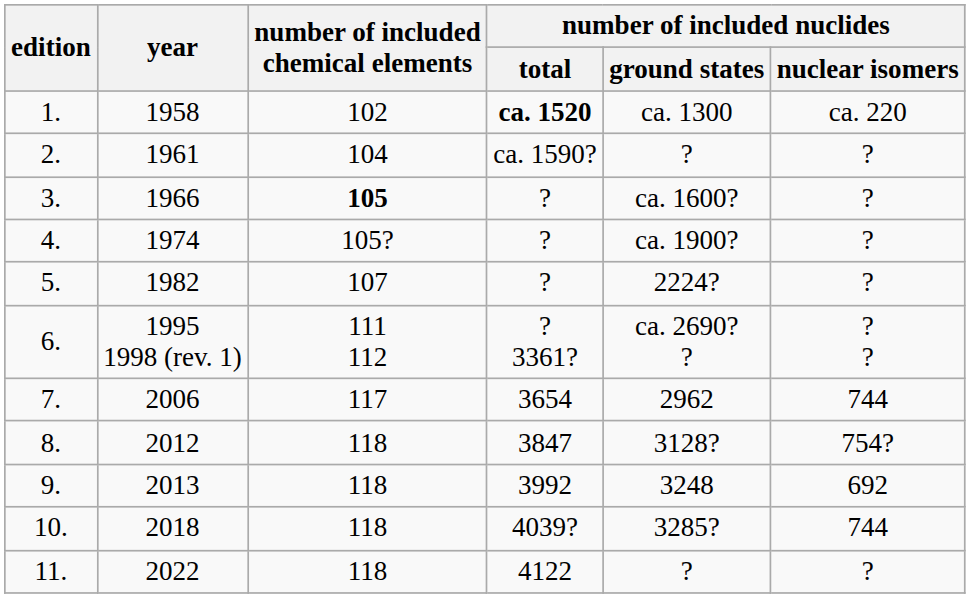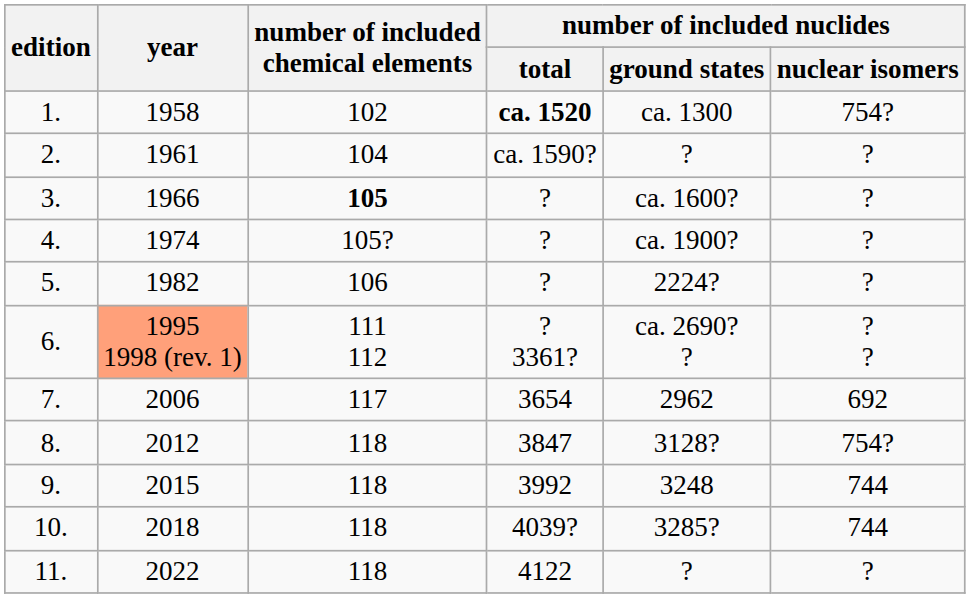(868, 111) ca. 220 -> (868, 111) 754?
(367, 283) 107 -> (367, 283) 106
(173, 341) no background -> (173, 341) lightsalmon background
(868, 399) 744 -> (868, 399) 692
(172, 485) 2013 -> (172, 485) 2015
(868, 485) 692 -> (868, 485) 744
